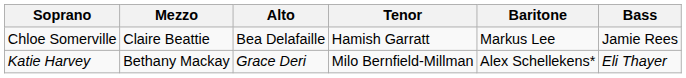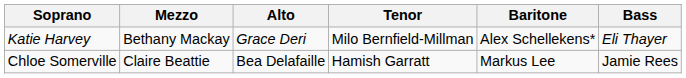rows swapped: (62, 38) <-> (49, 61)
